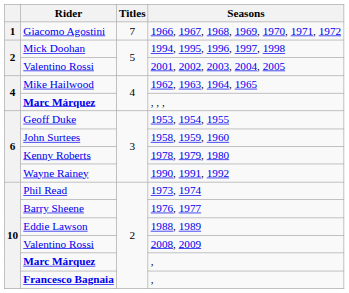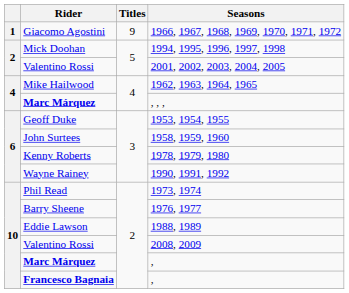(132, 31) 7 -> (132, 31) 9
